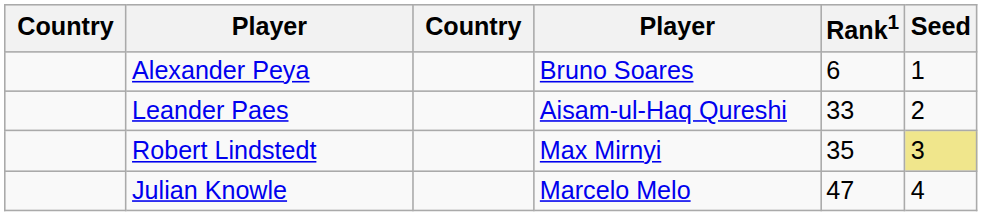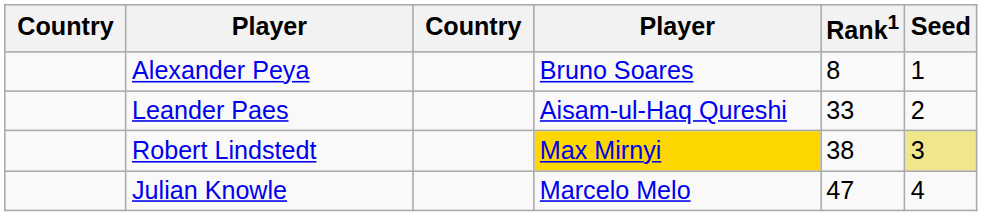(833, 71) 6 -> (833, 71) 8
(601, 150) no background -> (601, 150) gold background
(840, 150) 35 -> (840, 150) 38
